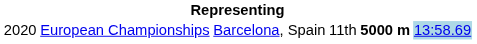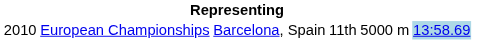(20, 30) 2020 -> (20, 30) 2010
(385, 30) bold -> (385, 30) normal
